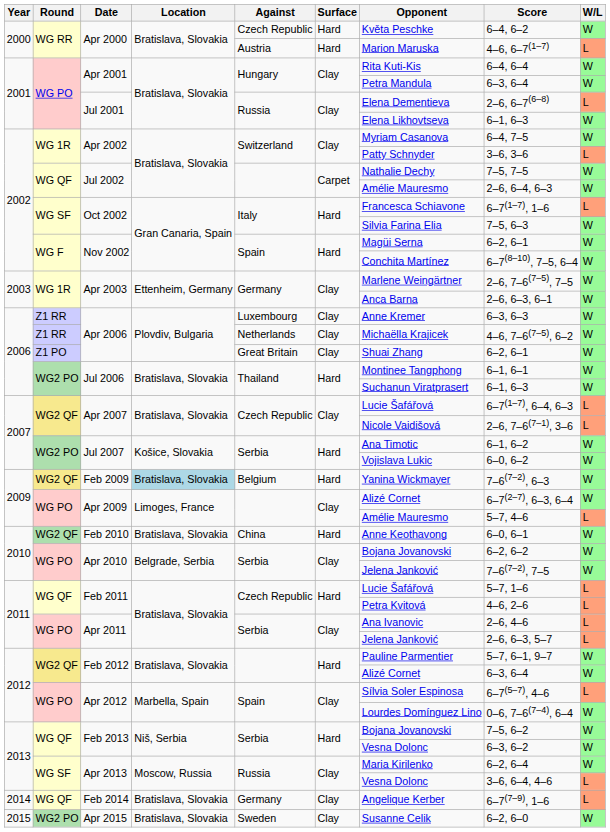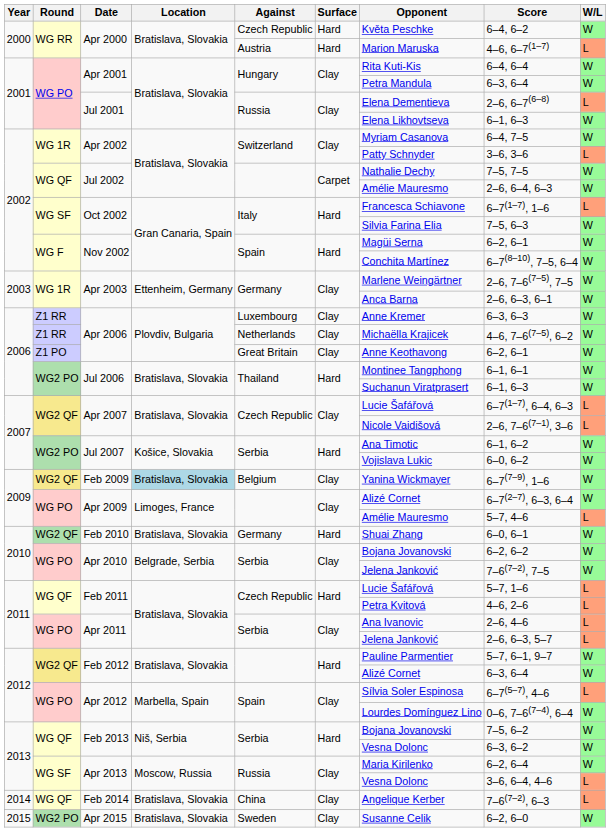(392, 353) Shuai Zhang -> (404, 353) Anne Keothavong
(329, 479) Hard -> (328, 479) Clay
(518, 479) 7–6(7–2), 6–3 -> (518, 479) 6–7(7–9), 1–6
(252, 535) China -> (260, 535) Germany
(404, 535) Anne Keothavong -> (392, 535) Shuai Zhang
(260, 800) Germany -> (252, 800) China
(518, 800) 6–7(7–9), 1–6 -> (518, 800) 7–6(7–2), 6–3
